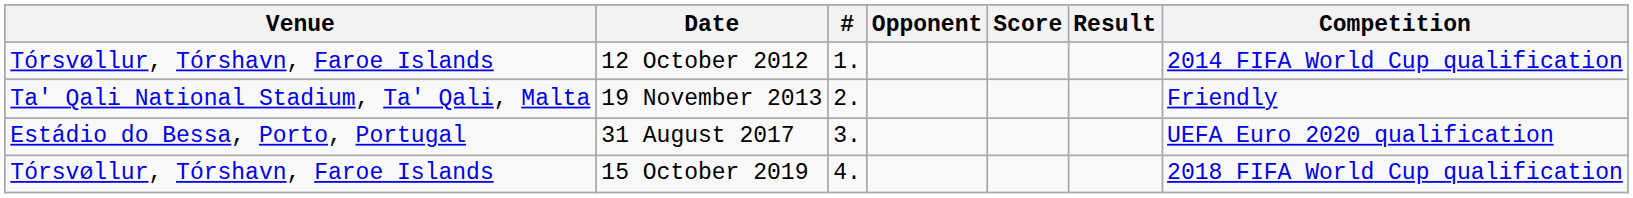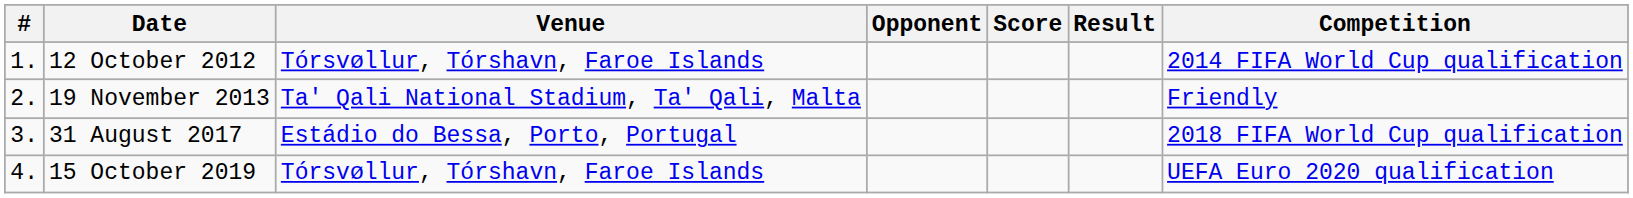columns swapped: (847, 24) <-> (300, 24)
(1360, 136) UEFA Euro 2020 qualification -> (1395, 136) 2018 FIFA World Cup qualification
(1395, 174) 2018 FIFA World Cup qualification -> (1360, 174) UEFA Euro 2020 qualification
